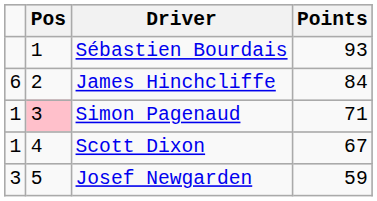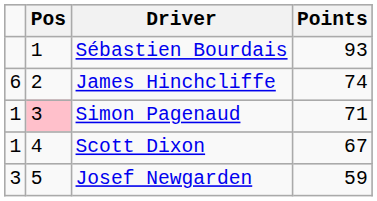(356, 84) 84 -> (356, 84) 74
